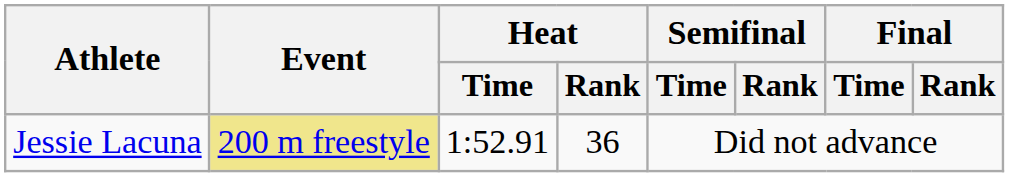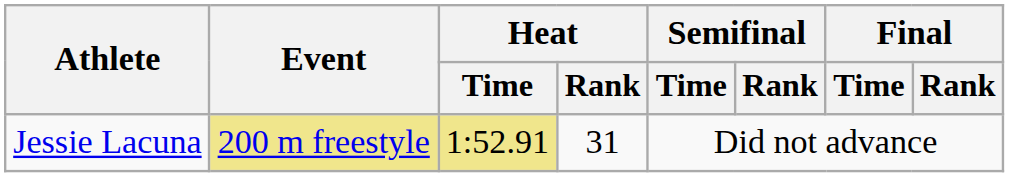(497, 142) no background -> (497, 142) khaki background
(603, 142) 36 -> (603, 142) 31
